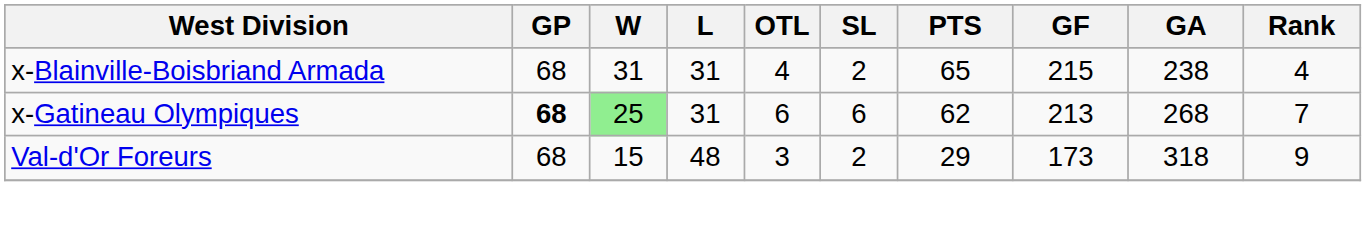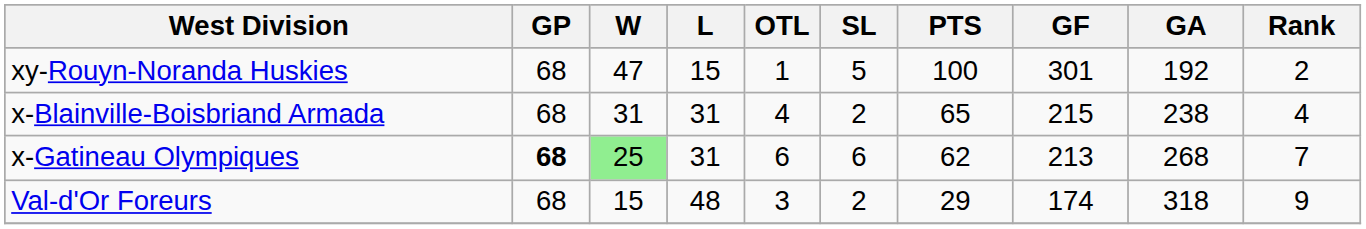+ row: (179, 69)
(1071, 157) 173 -> (1071, 200) 174
